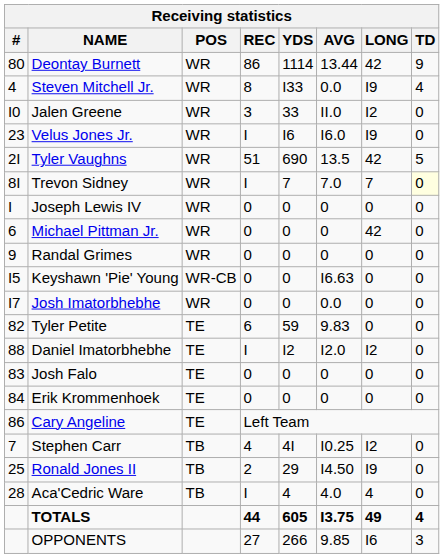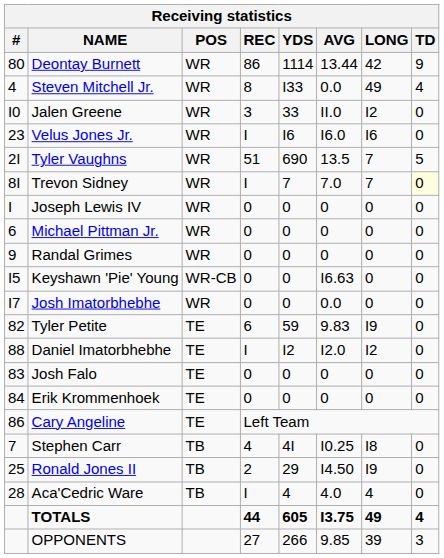(371, 87) I9 -> (373, 87) 49
(371, 135) I9 -> (371, 135) I6
(373, 159) 42 -> (369, 159) 7
(373, 231) 42 -> (369, 231) 0
(369, 326) 0 -> (371, 326) I9
(371, 445) I2 -> (371, 445) I8
(371, 541) I6 -> (373, 541) 39
